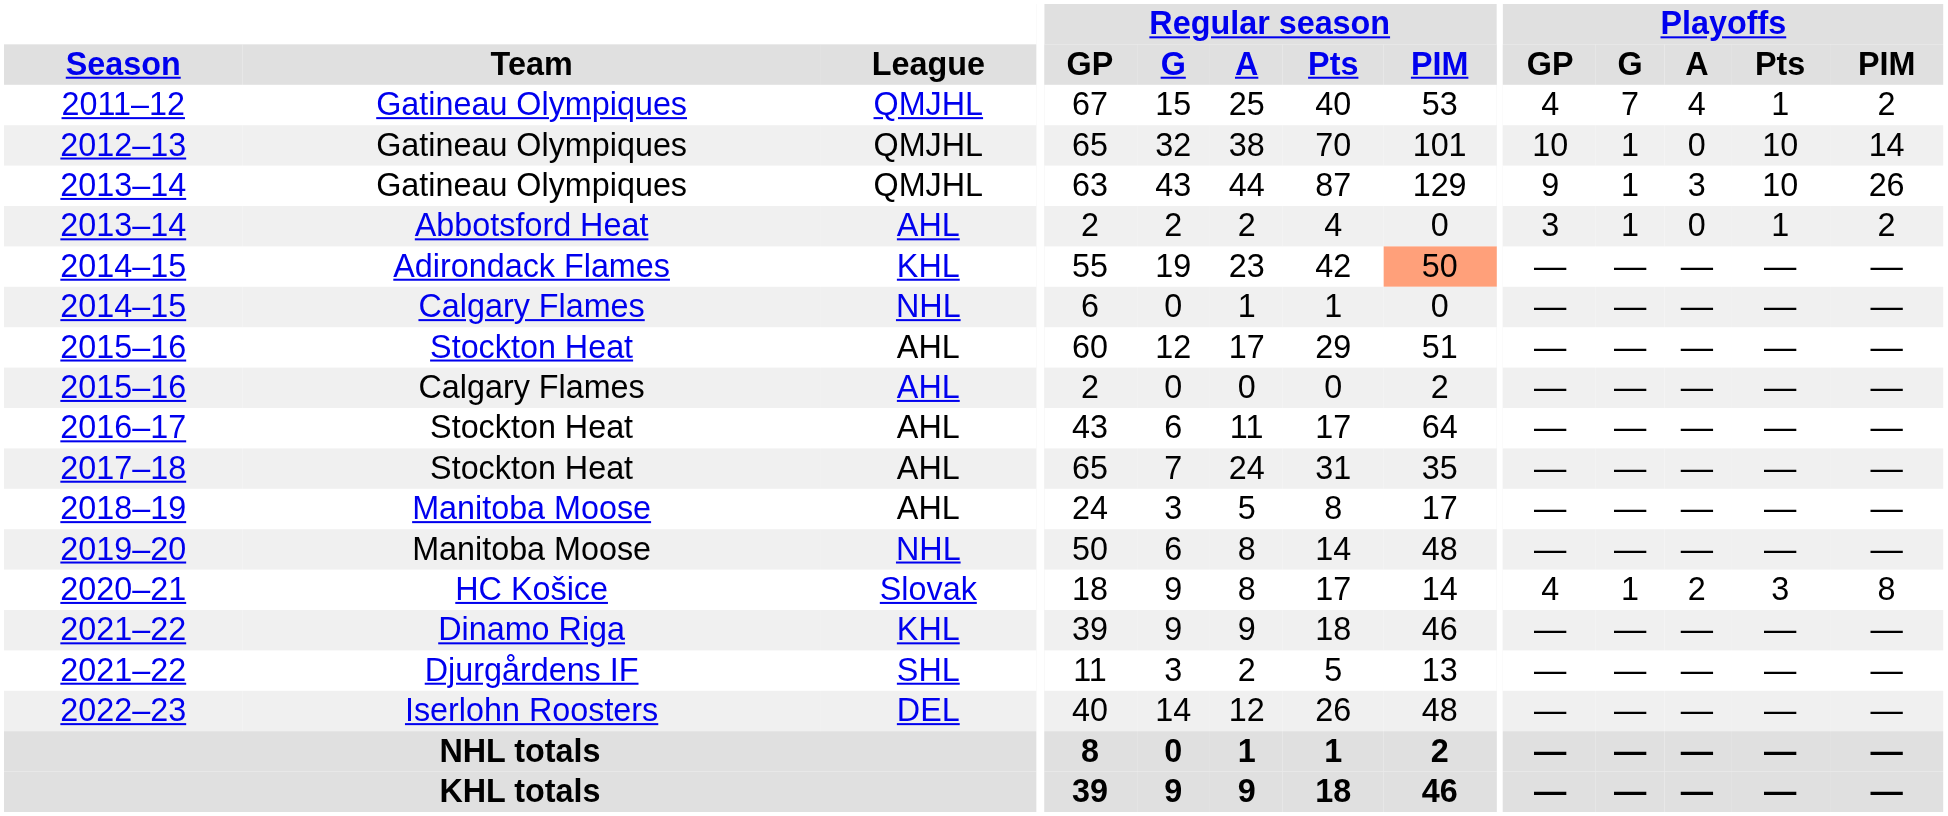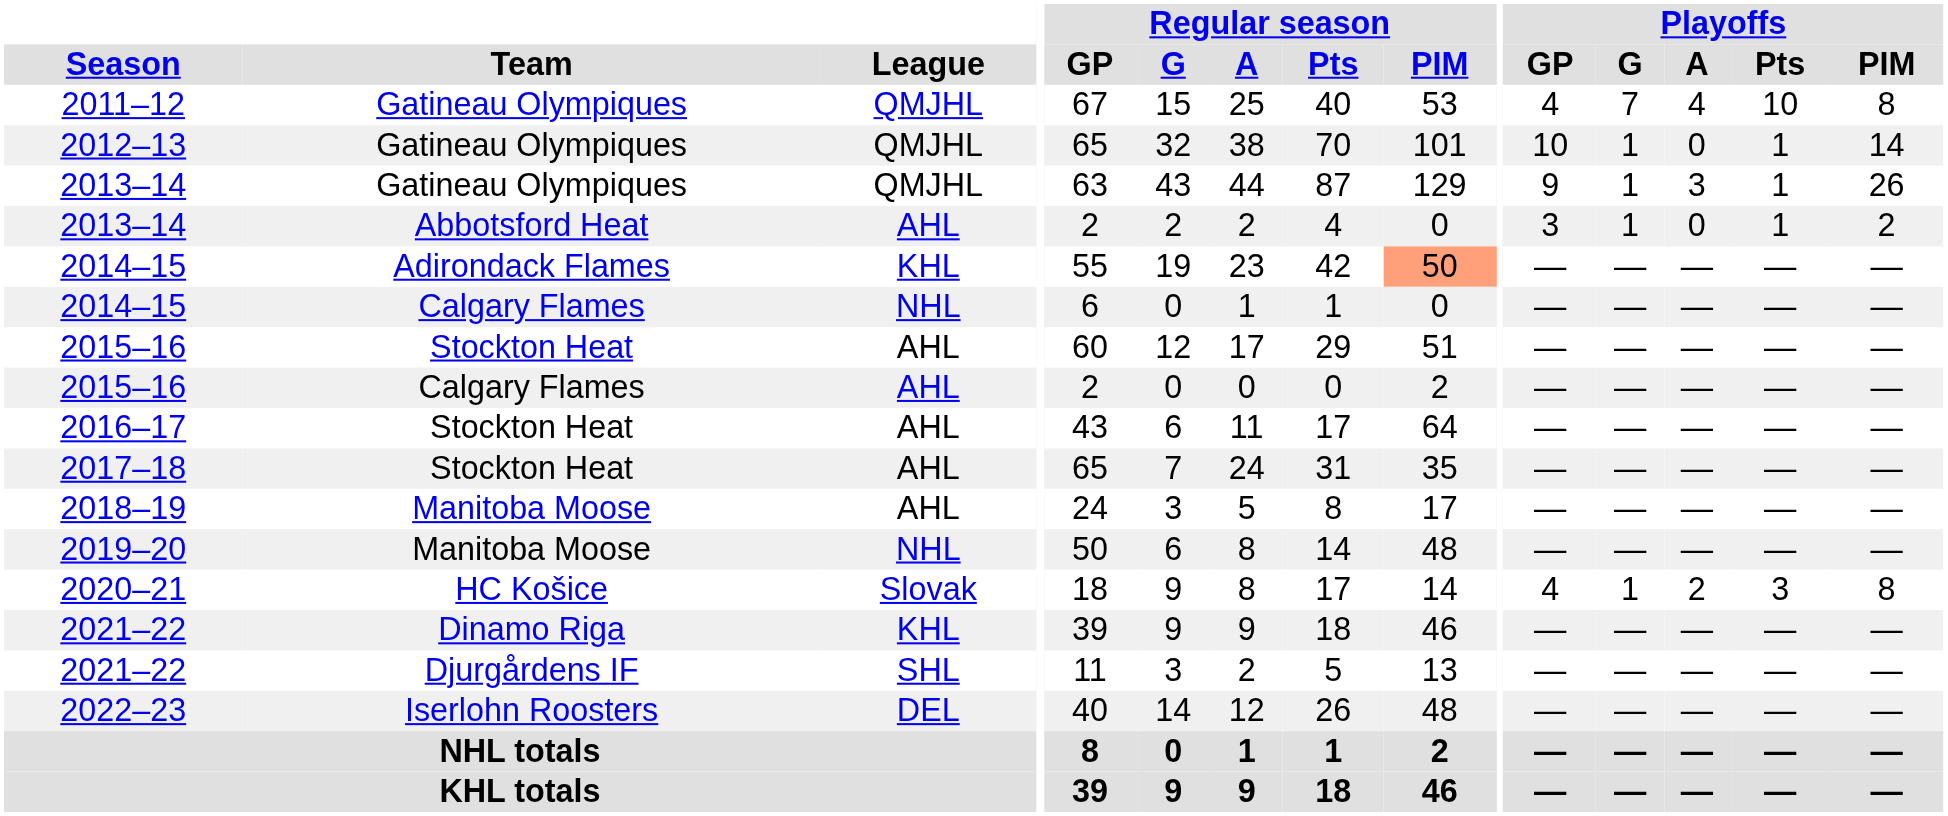(1780, 104) 1 -> (1780, 104) 10
(1887, 104) 2 -> (1887, 104) 8
(1780, 144) 10 -> (1780, 144) 1
(1780, 185) 10 -> (1780, 185) 1
